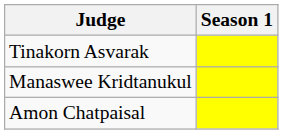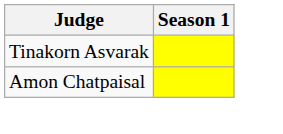- row: (100, 81)
